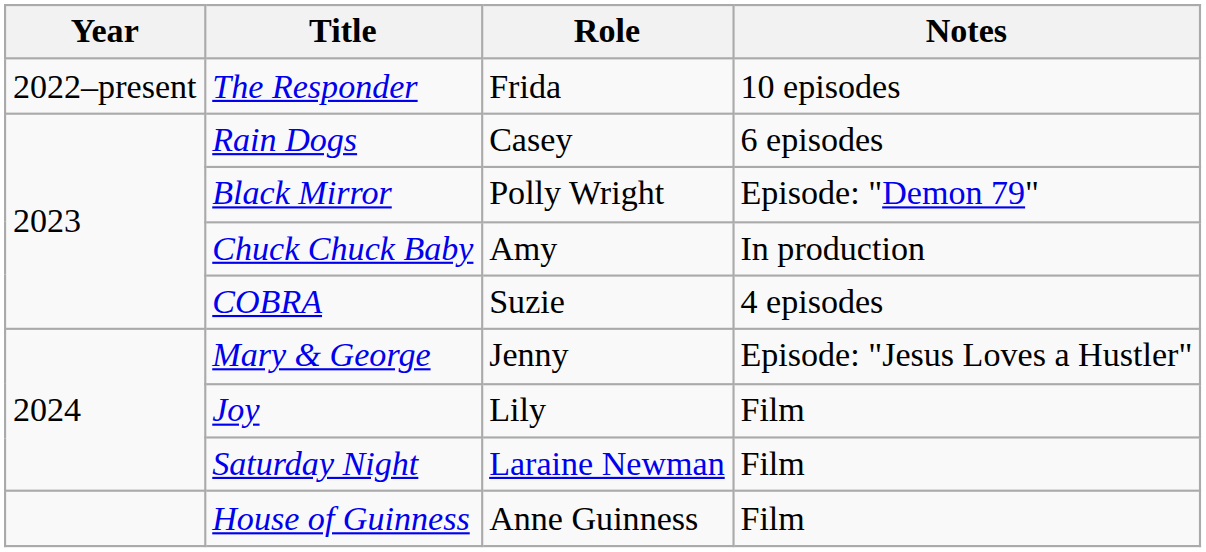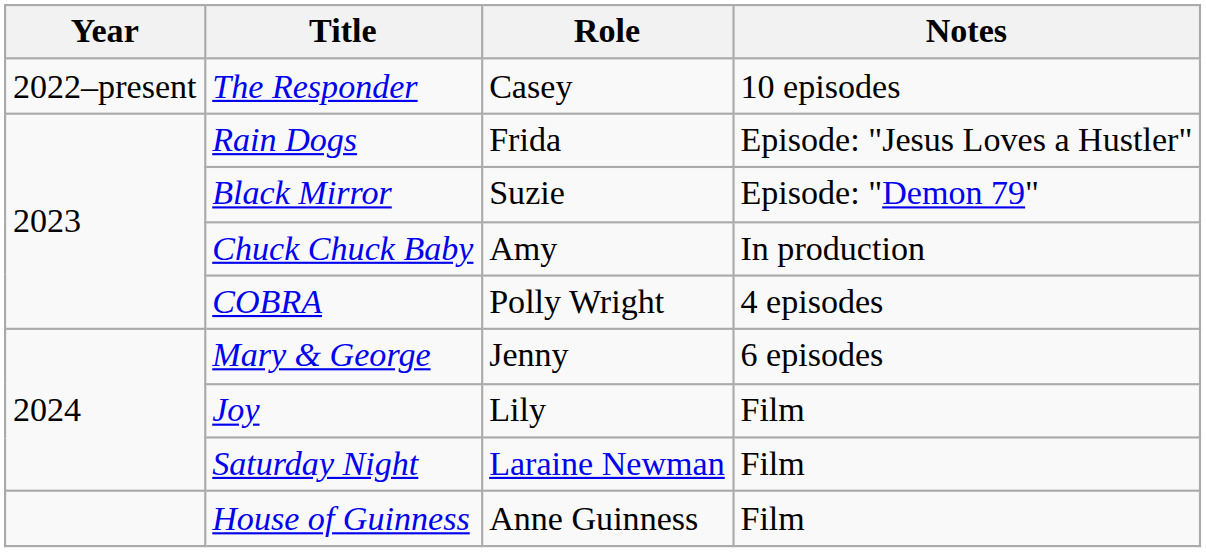(525, 85) Frida -> (531, 85) Casey
(531, 139) Casey -> (525, 139) Frida
(812, 139) 6 episodes -> (966, 139) Episode: "Jesus Loves a Hustler"
(577, 193) Polly Wright -> (527, 193) Suzie
(527, 301) Suzie -> (577, 301) Polly Wright
(966, 355) Episode: "Jesus Loves a Hustler" -> (812, 355) 6 episodes
